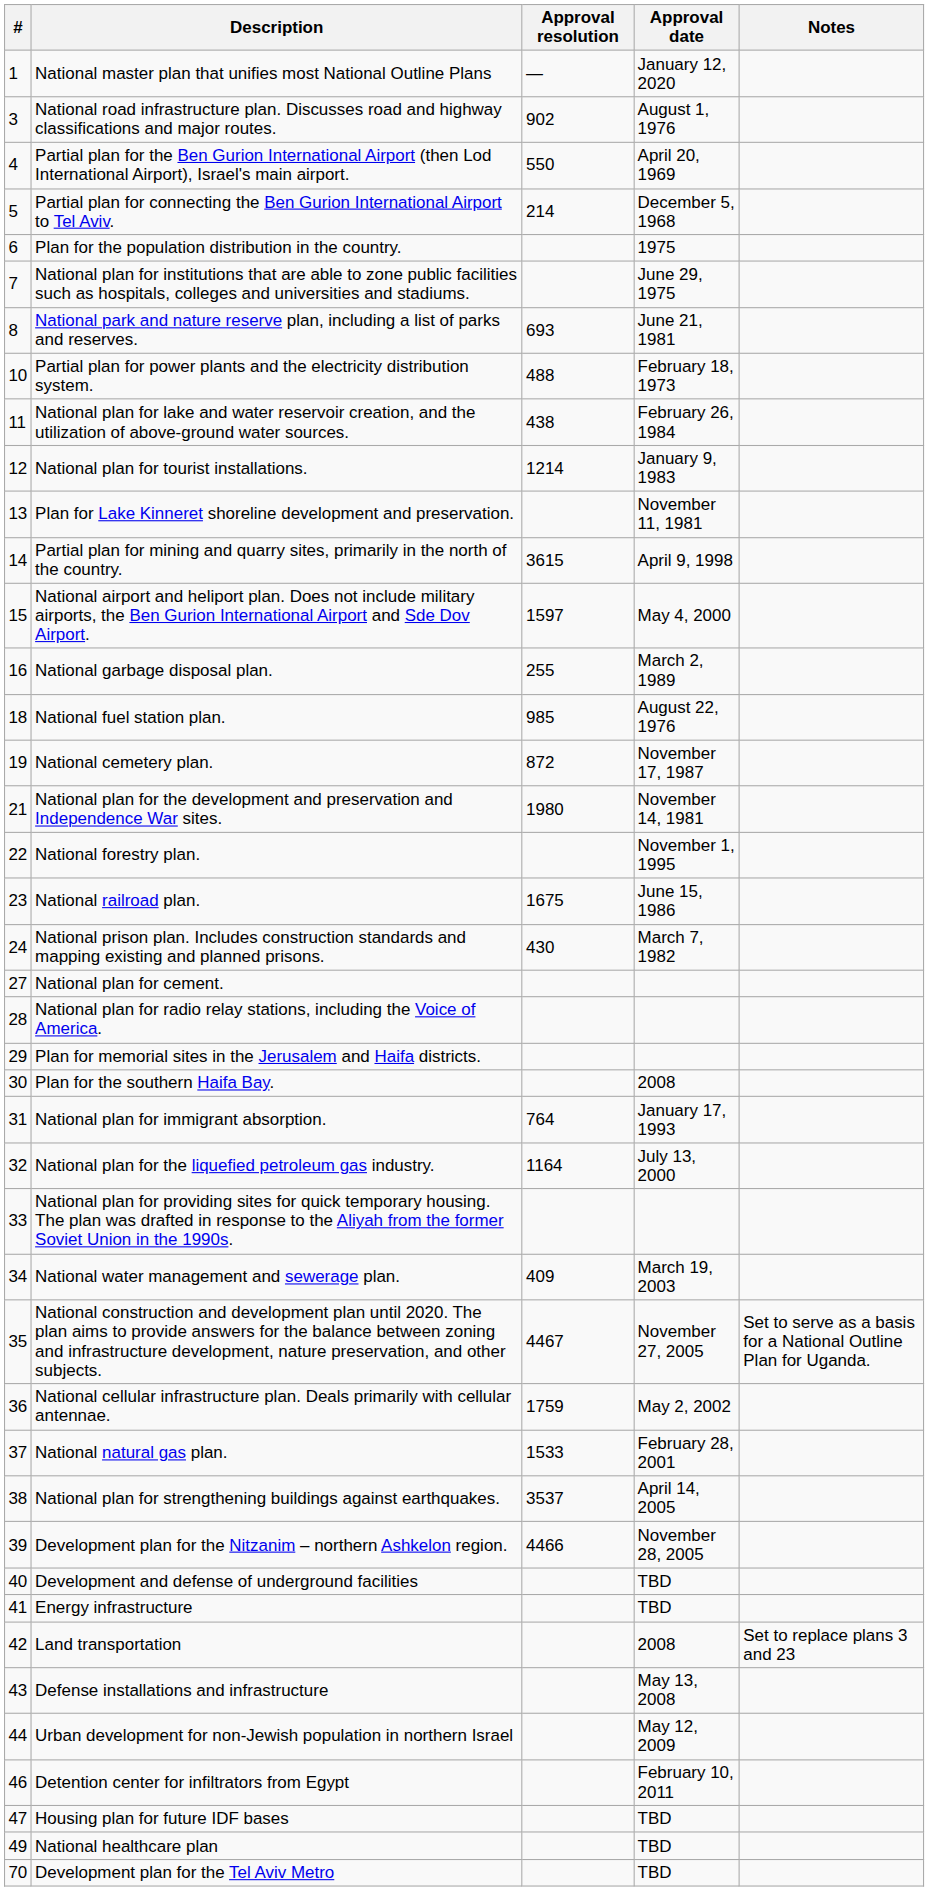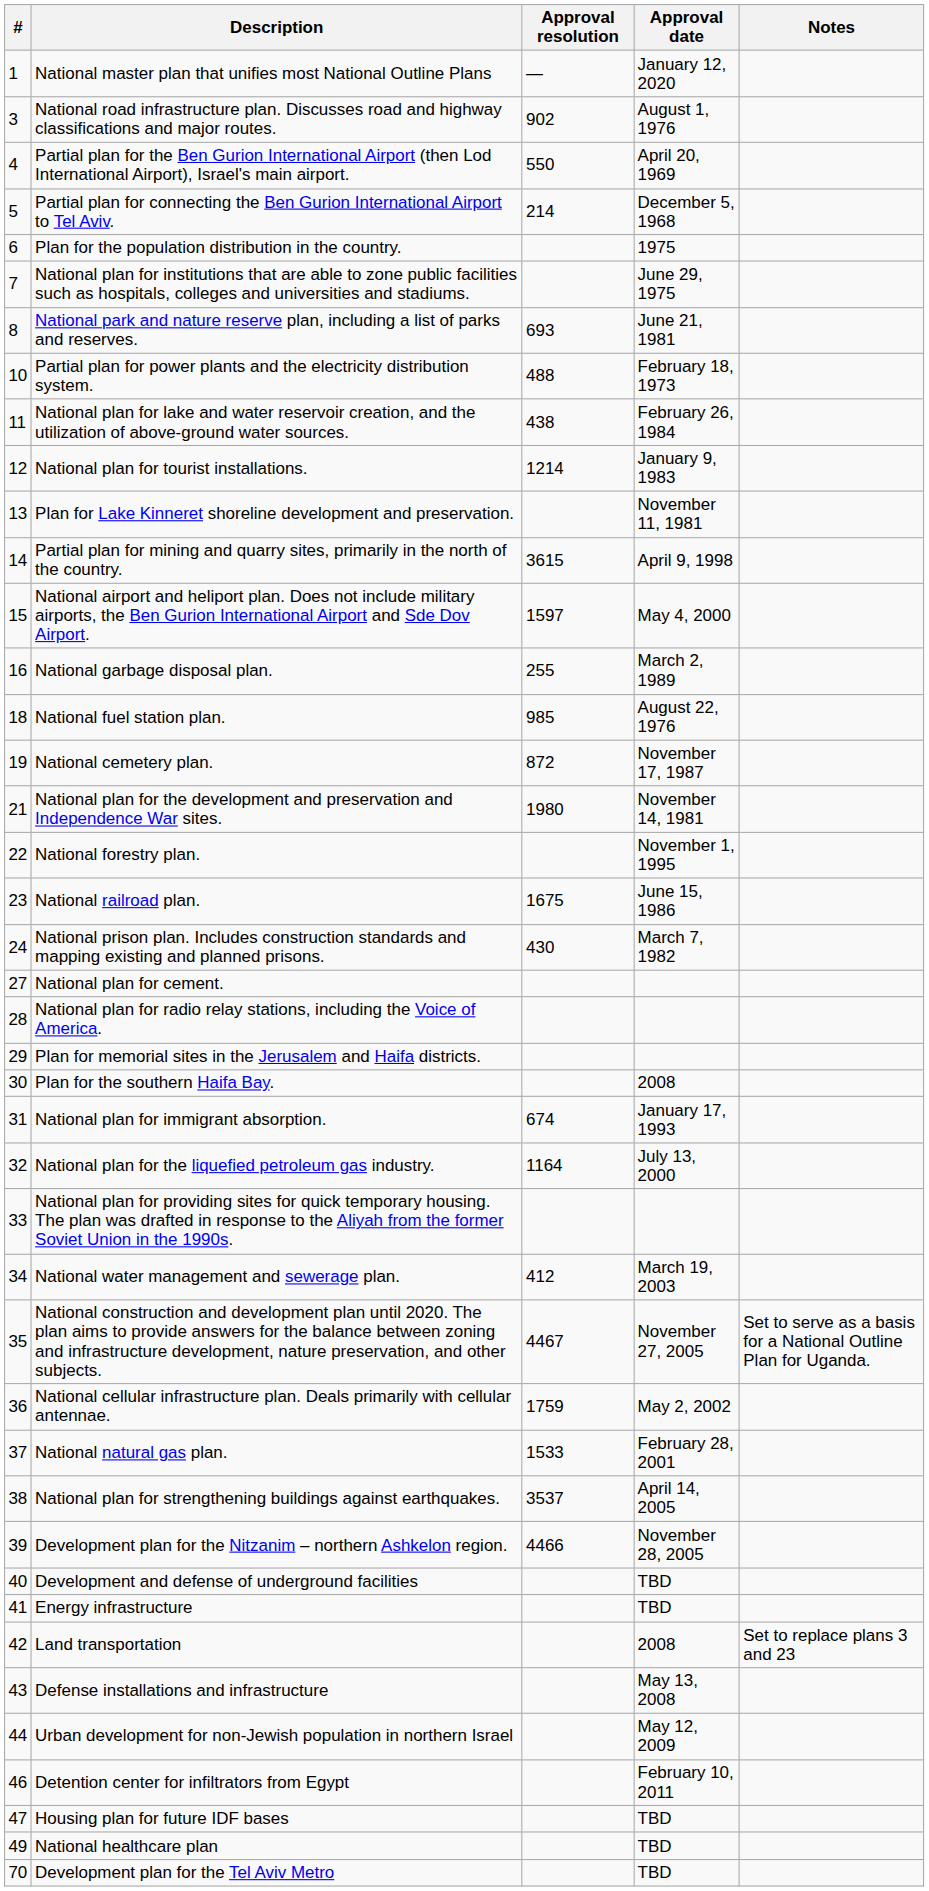(540, 1119) 764 -> (540, 1119) 674
(540, 1276) 409 -> (540, 1276) 412
